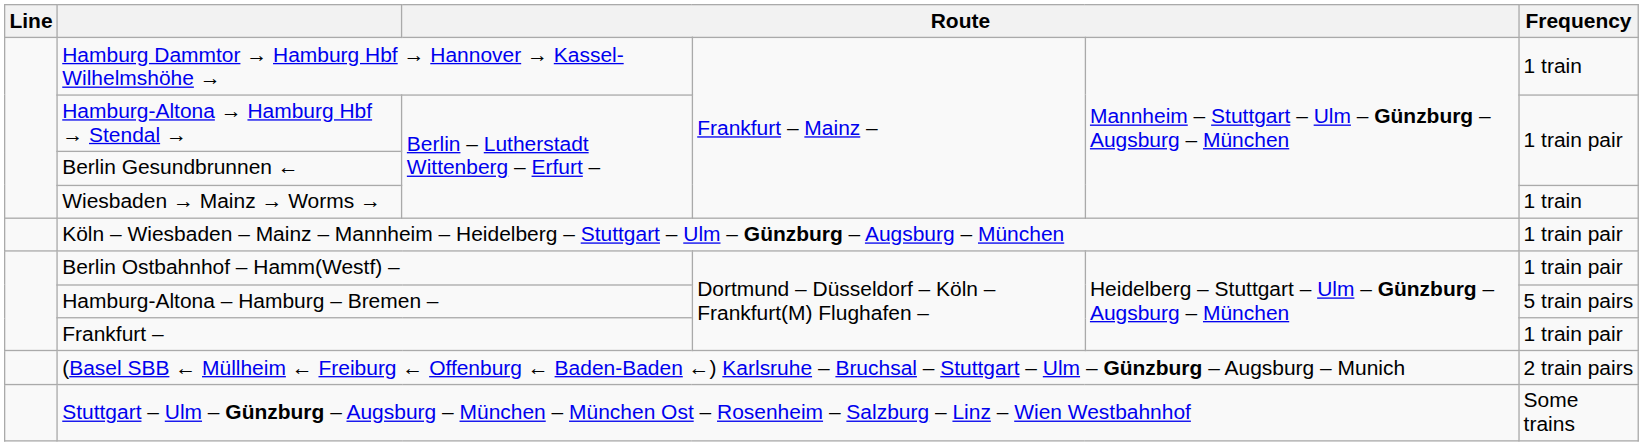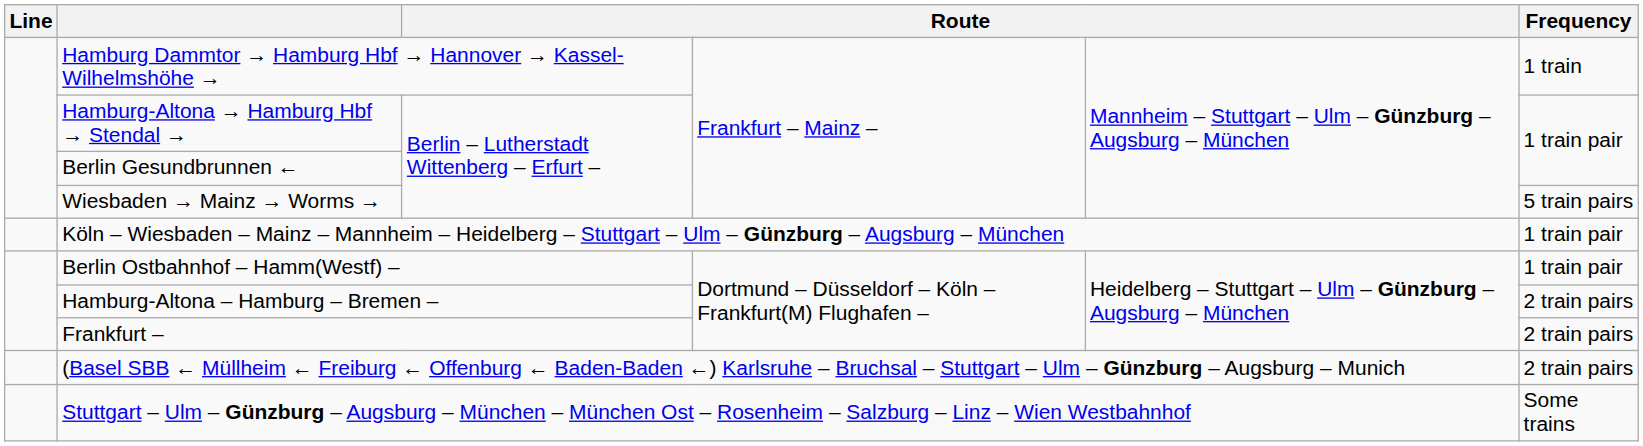(1553, 201) 1 train -> (1578, 201) 5 train pairs
(1578, 300) 5 train pairs -> (1578, 300) 2 train pairs
(1573, 334) 1 train pair -> (1578, 334) 2 train pairs
